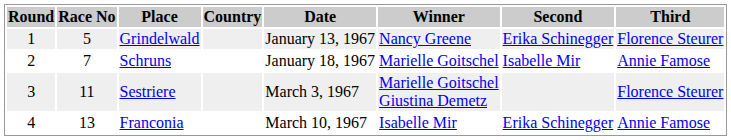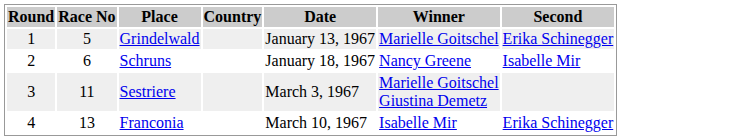- column: (670, 16)
(425, 38) Nancy Greene -> (439, 38) Marielle Goitschel
(87, 60) 7 -> (87, 60) 6
(439, 60) Marielle Goitschel -> (425, 60) Nancy Greene
